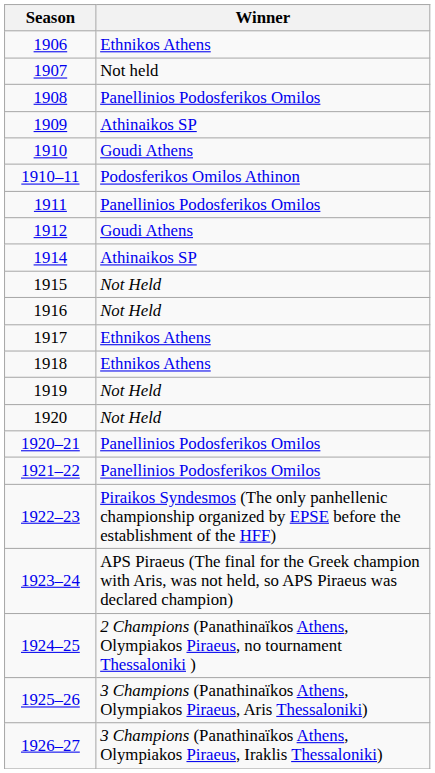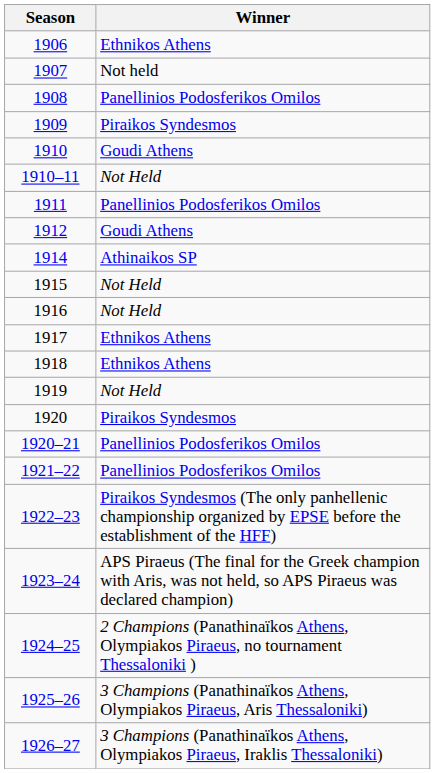(148, 124) Athinaikos SP -> (168, 124) Piraikos Syndesmos
(200, 177) Podosferikos Omilos Athinon -> (131, 177) Not Held
(131, 417) Not Held -> (168, 417) Piraikos Syndesmos
